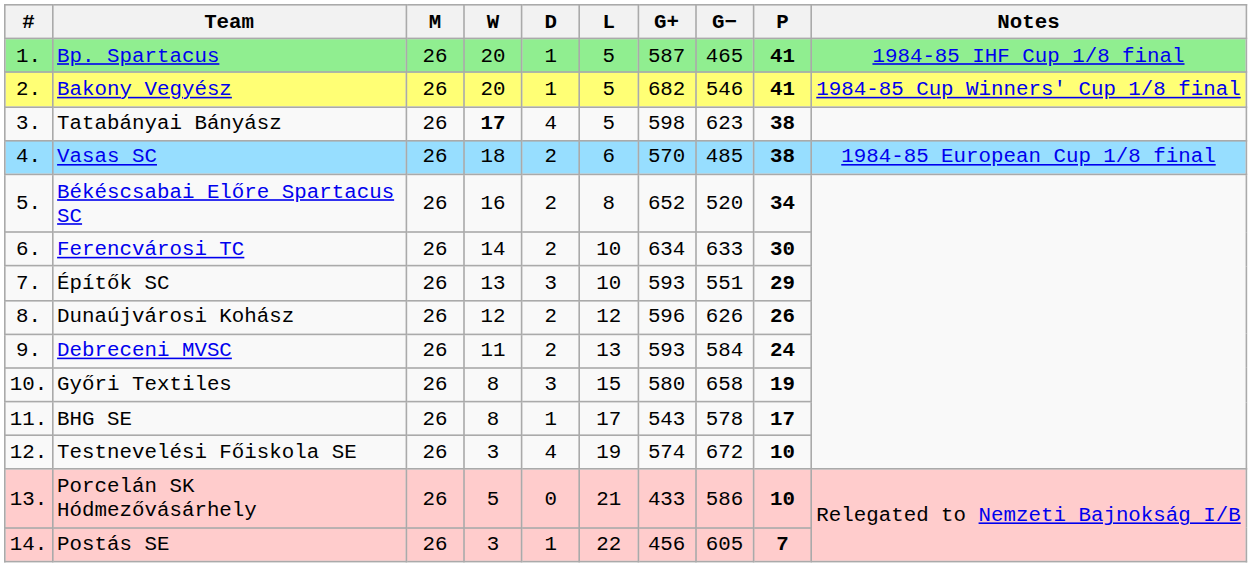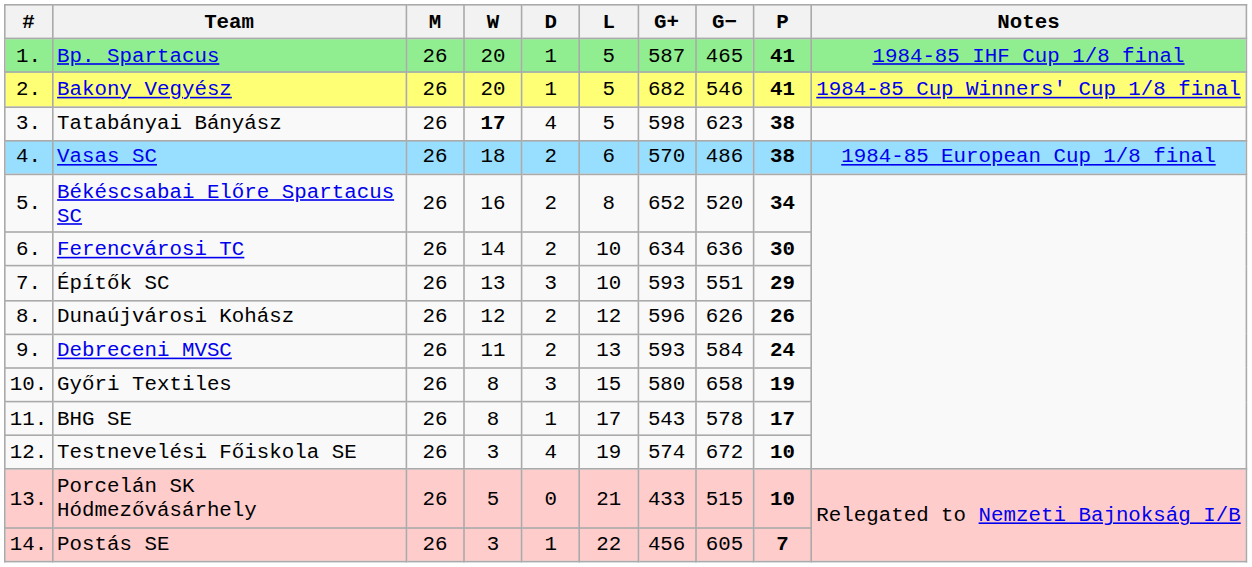(725, 157) 485 -> (725, 157) 486
(725, 249) 633 -> (725, 249) 636
(725, 498) 586 -> (725, 498) 515
